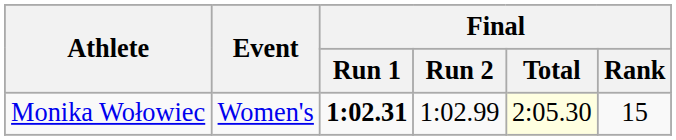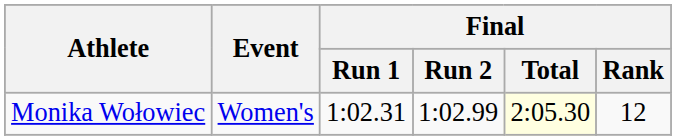(367, 113) bold -> (366, 113) normal
(635, 113) 15 -> (633, 113) 12
